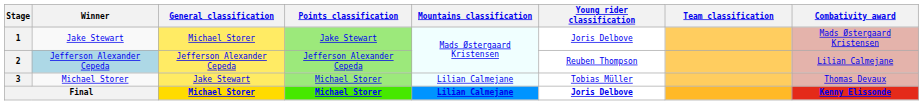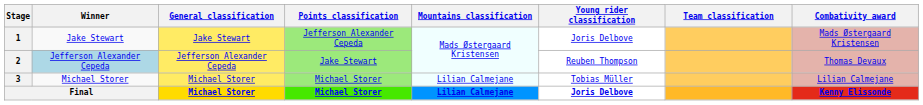(222, 38) Michael Storer -> (222, 38) Jake Stewart
(348, 38) Jake Stewart -> (348, 38) Jefferson Alexander Cepeda
(348, 61) Jefferson Alexander Cepeda -> (348, 61) Jake Stewart
(855, 61) Lilian Calmejane -> (855, 61) Thomas Devaux
(222, 79) Jake Stewart -> (222, 79) Michael Storer
(855, 79) Thomas Devaux -> (855, 79) Lilian Calmejane
